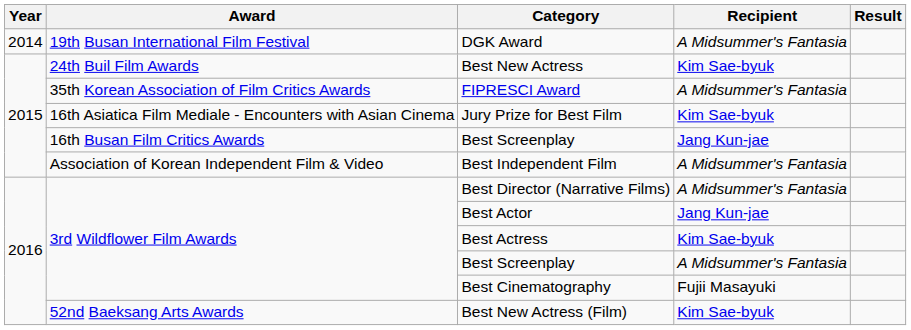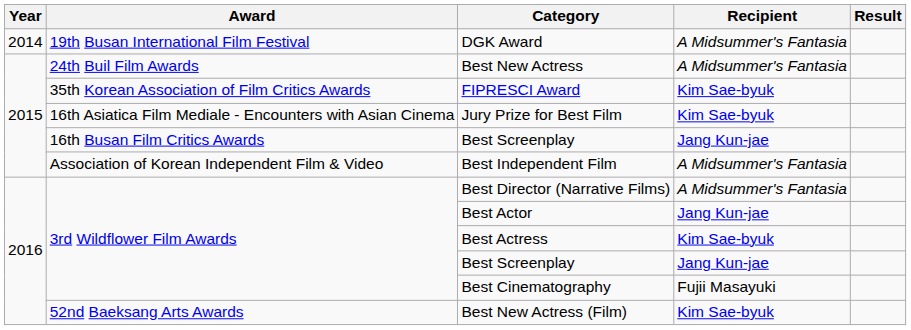(726, 66) Kim Sae-byuk -> (762, 66) A Midsummer's Fantasia
(762, 90) A Midsummer's Fantasia -> (726, 90) Kim Sae-byuk
(762, 262) A Midsummer's Fantasia -> (723, 262) Jang Kun-jae
